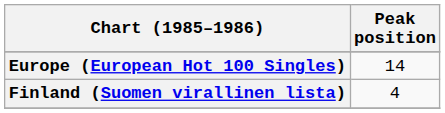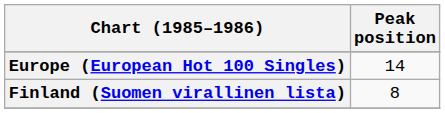(395, 94) 4 -> (395, 94) 8
